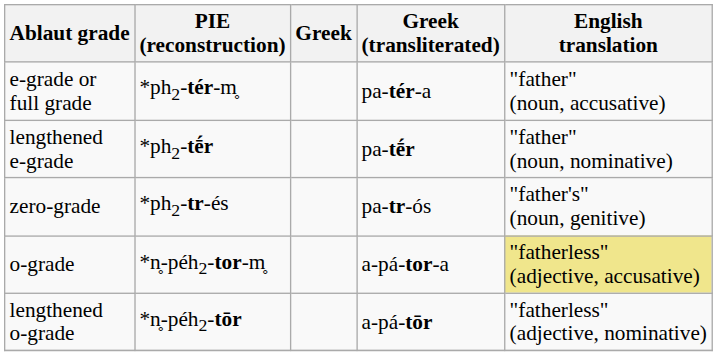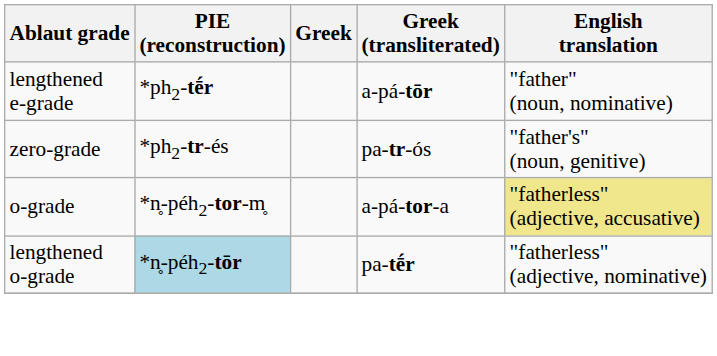- row: (53, 91)
(388, 148) pa-tḗr -> (397, 91) a-pá-tōr
(191, 321) no background -> (191, 264) lightblue background
(397, 321) a-pá-tōr -> (388, 264) pa-tḗr
